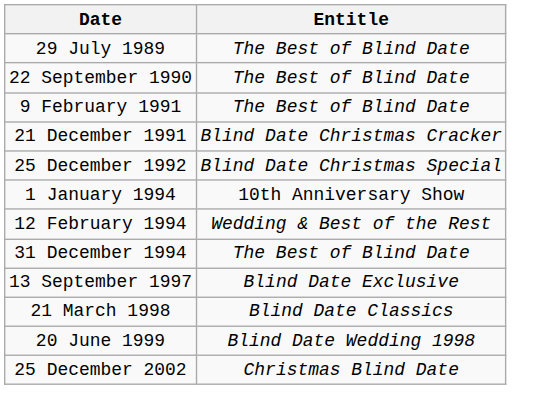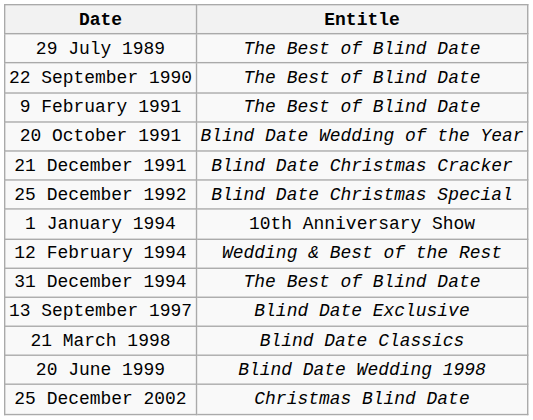+ row: (100, 136)
